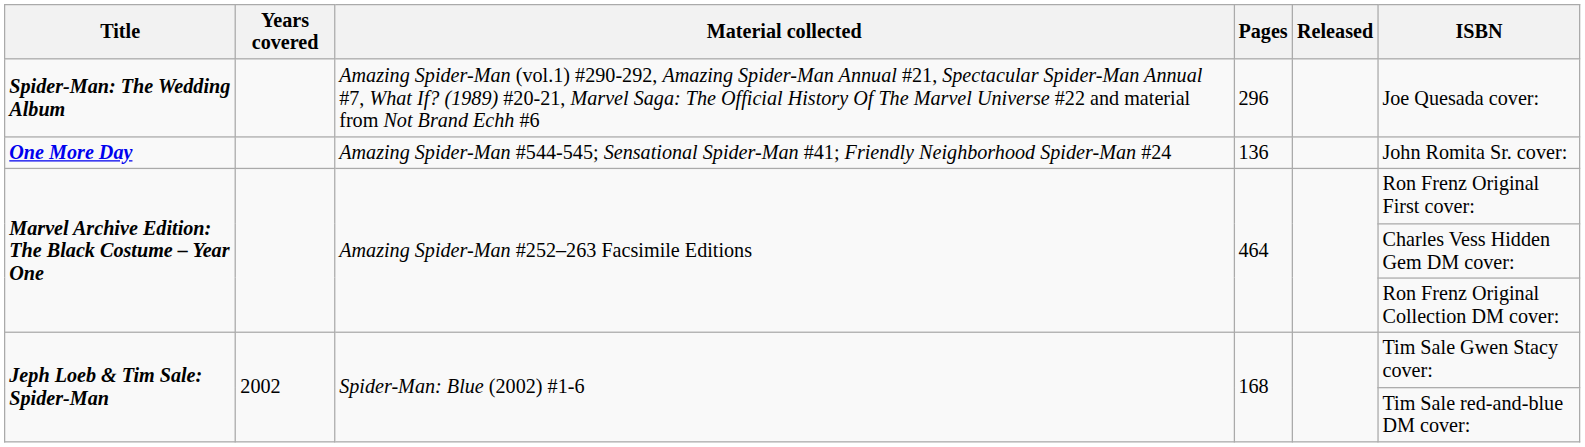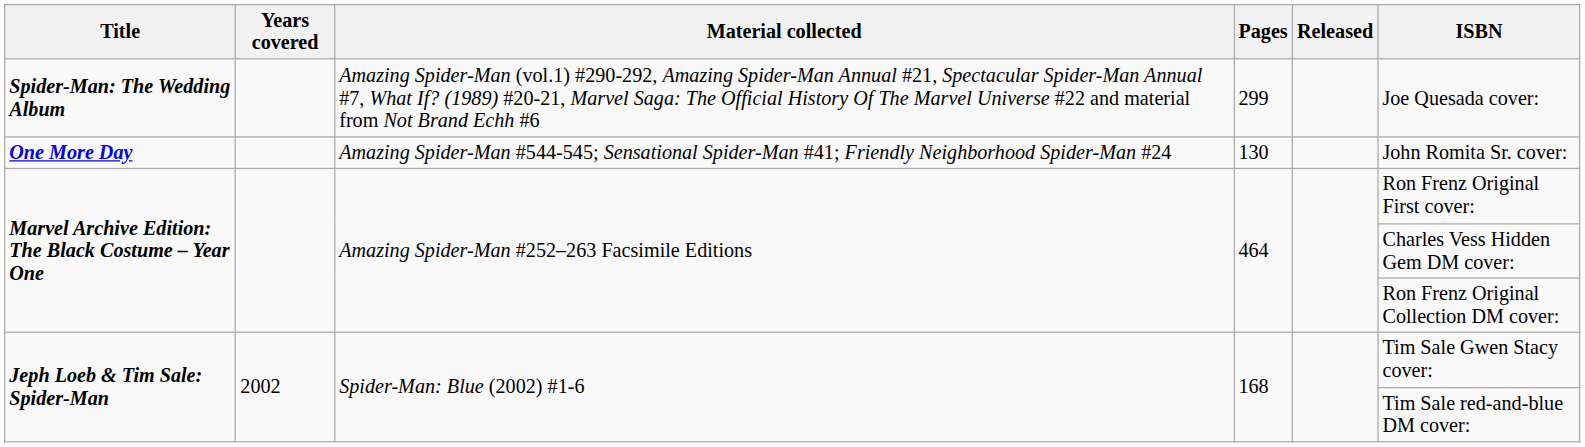(1254, 97) 296 -> (1254, 97) 299
(1254, 152) 136 -> (1254, 152) 130
